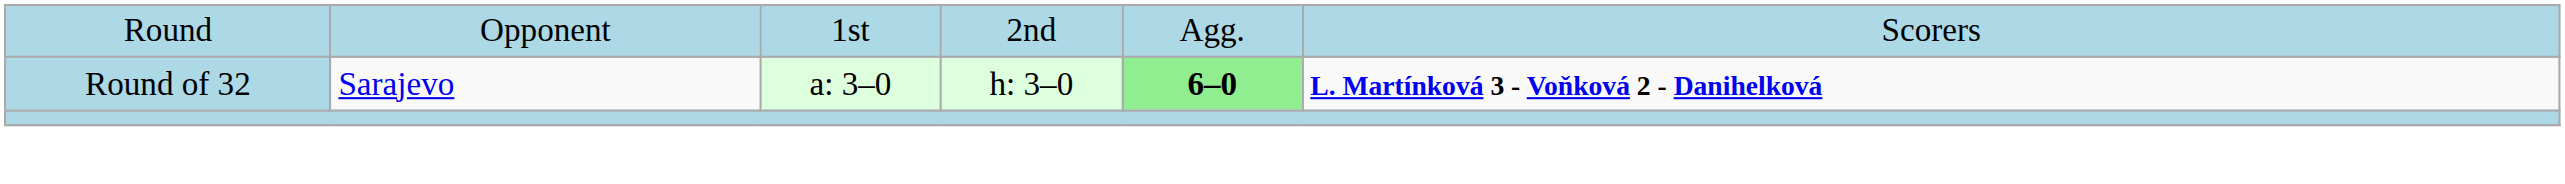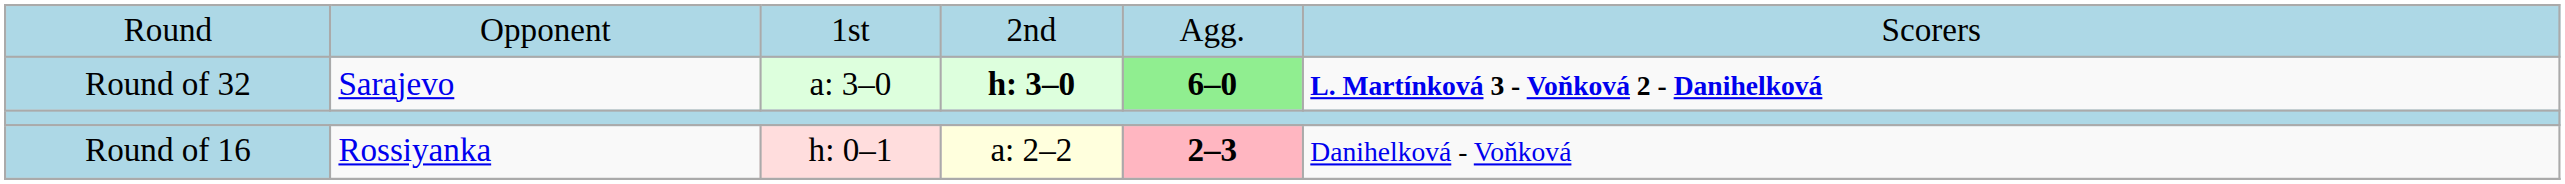(1031, 83) normal -> (1031, 83) bold
+ row: (168, 151)
